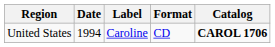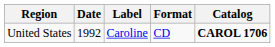(89, 33) 1994 -> (89, 33) 1992
